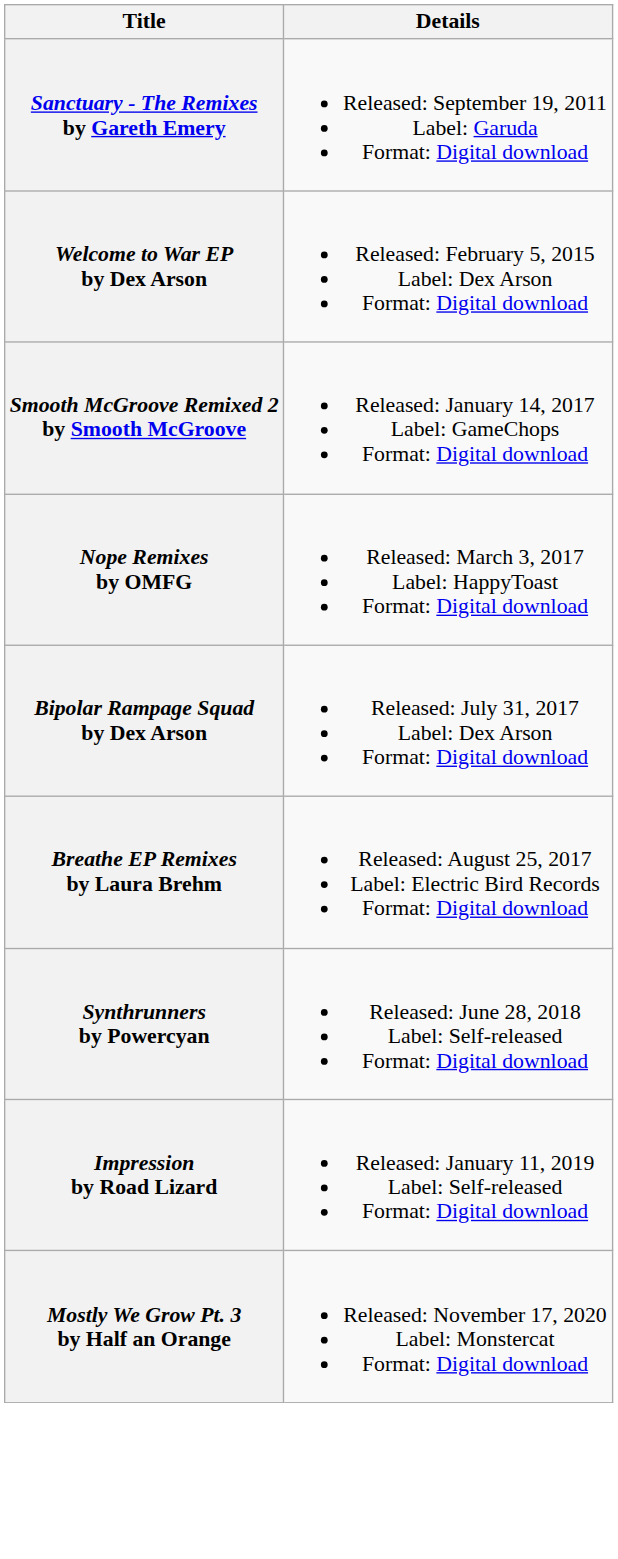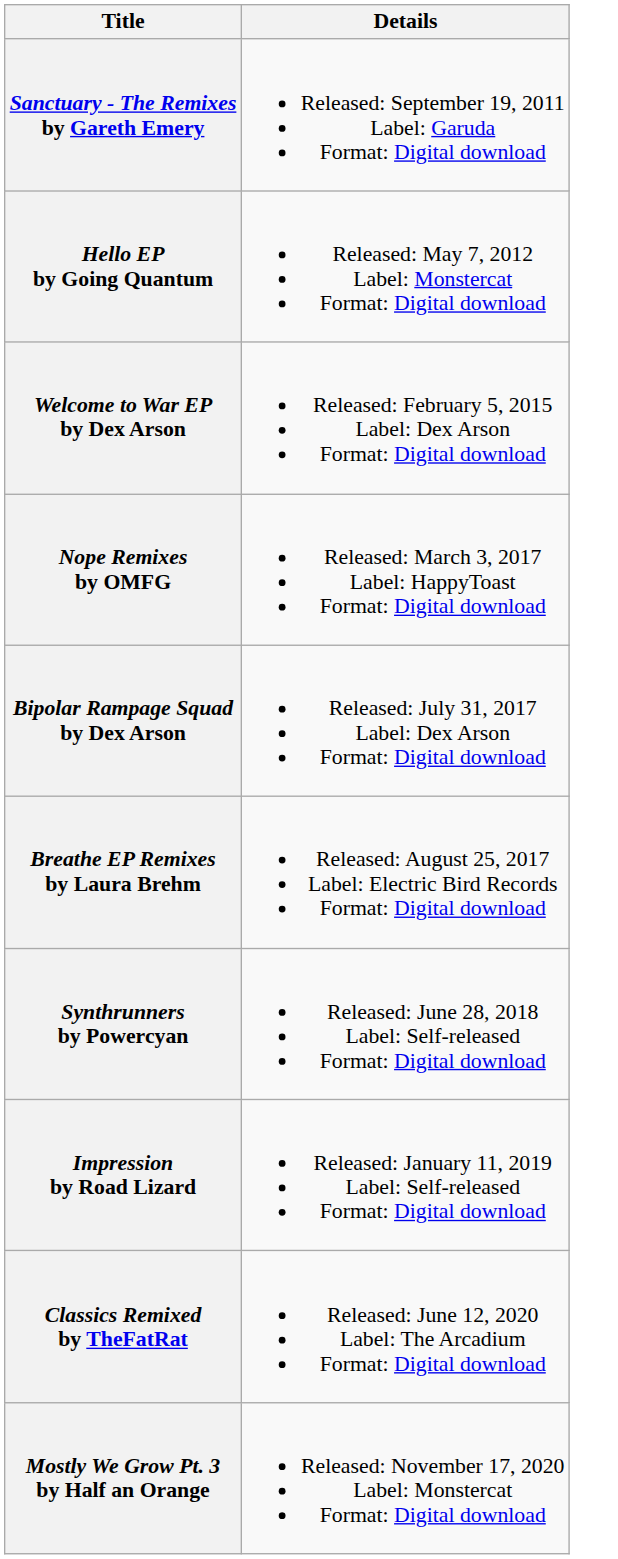+ row: (123, 266)
- row: (144, 417)
+ row: (123, 1326)
